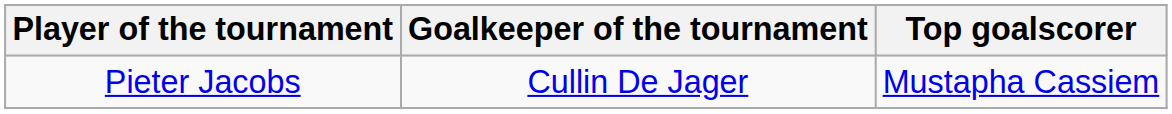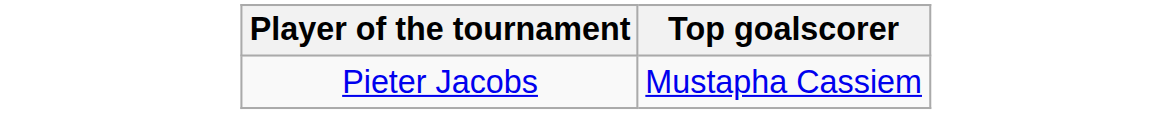- column: (638, 30)
